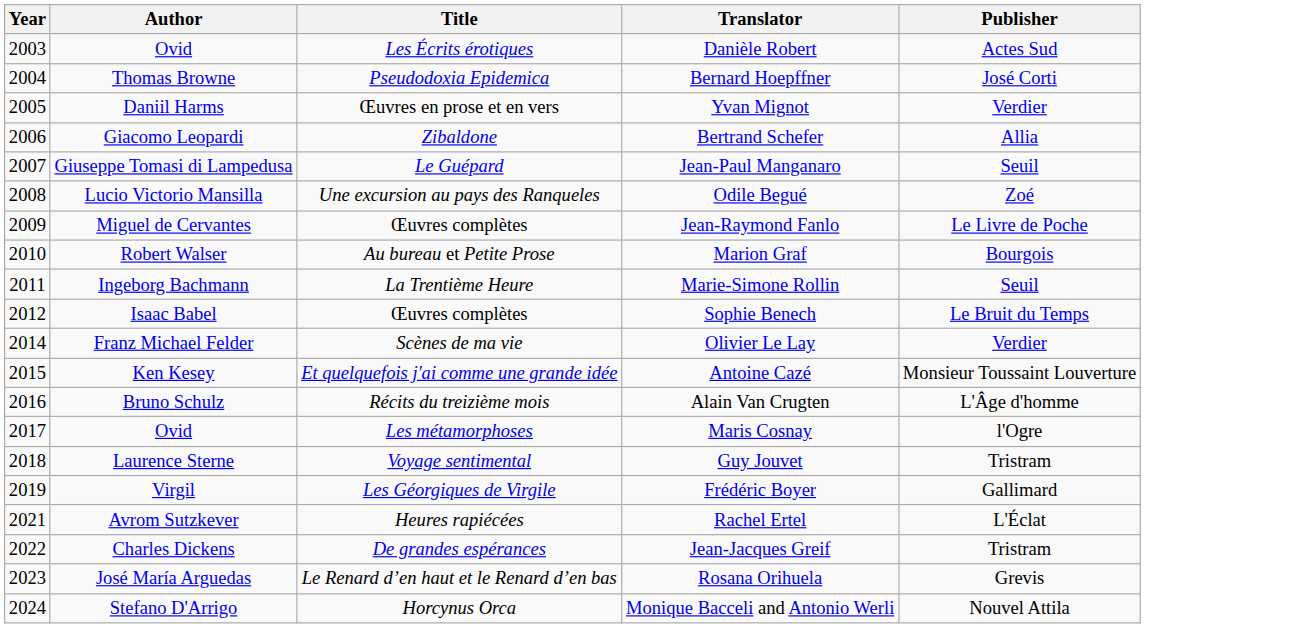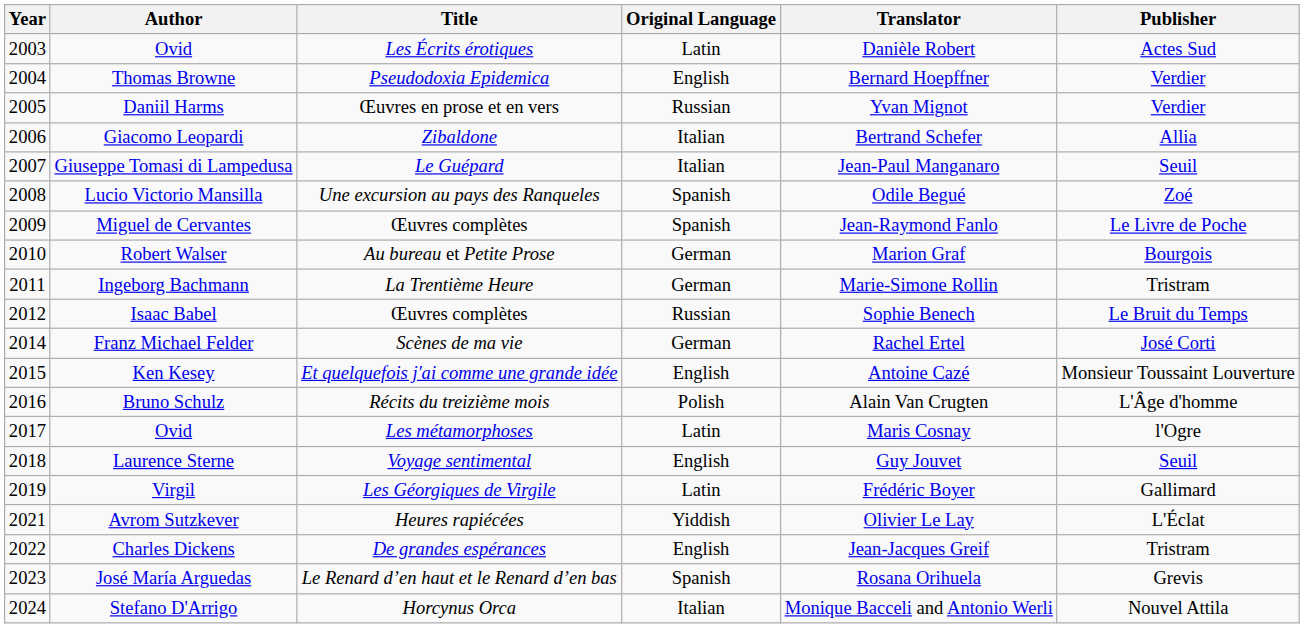+ column: (701, 19)
(1020, 78) José Corti -> (1178, 78) Verdier
(1020, 284) Seuil -> (1178, 284) Tristram
(760, 343) Olivier Le Lay -> (919, 343) Rachel Ertel
(1020, 343) Verdier -> (1178, 343) José Corti
(1020, 460) Tristram -> (1178, 460) Seuil
(760, 519) Rachel Ertel -> (919, 519) Olivier Le Lay
